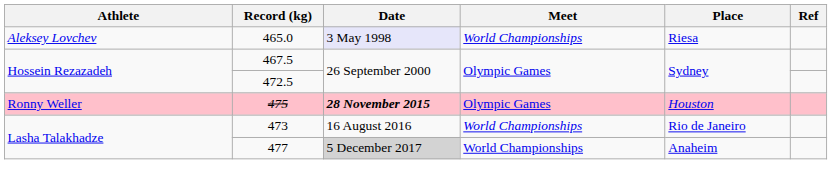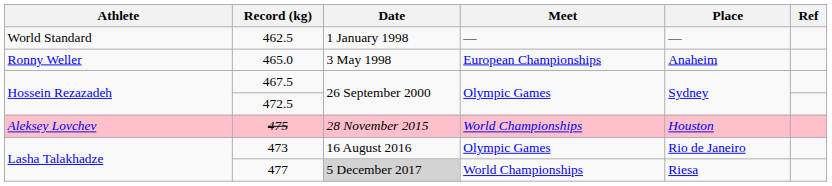+ row: (278, 38)
(52, 38) Aleksey Lovchev -> (45, 60) Ronny Weller
(359, 38) lavender background -> (359, 60) no background
(523, 38) World Championships -> (532, 60) European Championships
(683, 38) Riesa -> (693, 60) Anaheim
(45, 104) Ronny Weller -> (52, 126) Aleksey Lovchev
(378, 104) bold -> (378, 126) normal
(507, 104) Olympic Games -> (523, 126) World Championships
(523, 126) World Championships -> (507, 148) Olympic Games
(693, 148) Anaheim -> (683, 170) Riesa
